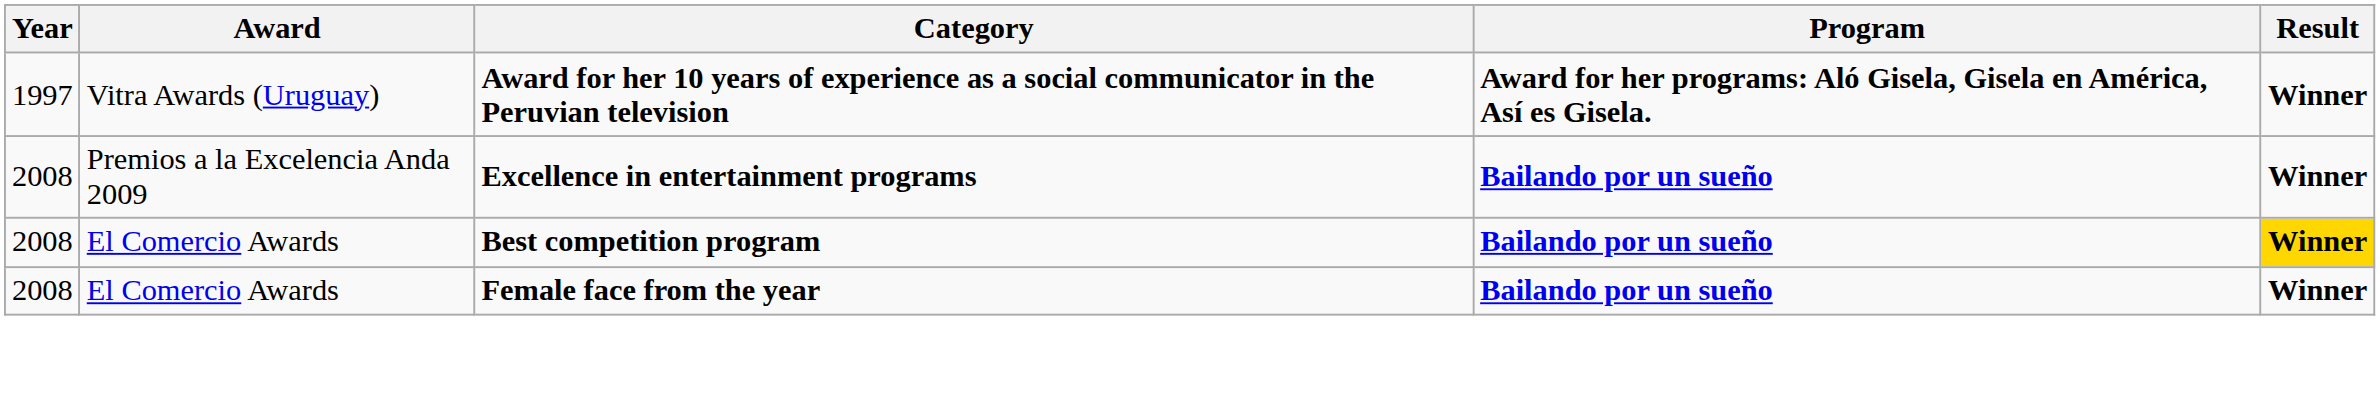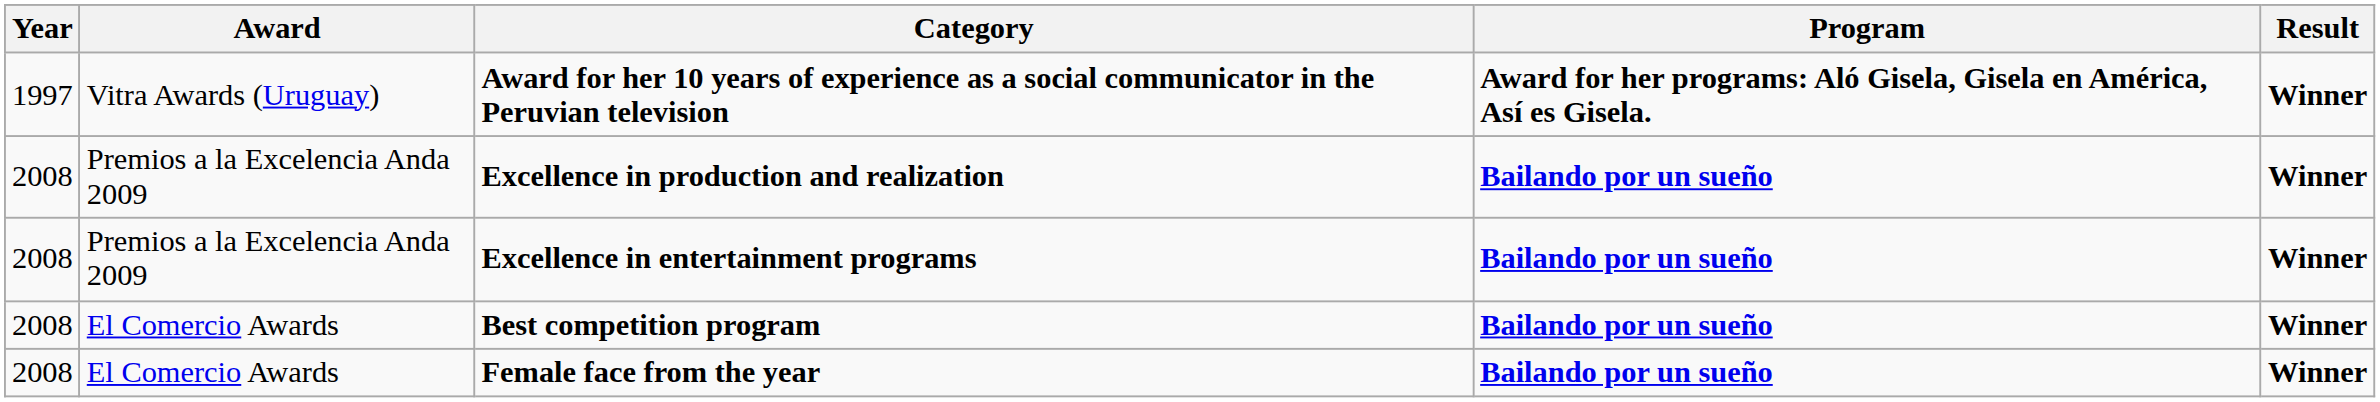+ row: (743, 176)
(2318, 241) gold background -> (2318, 324) no background
